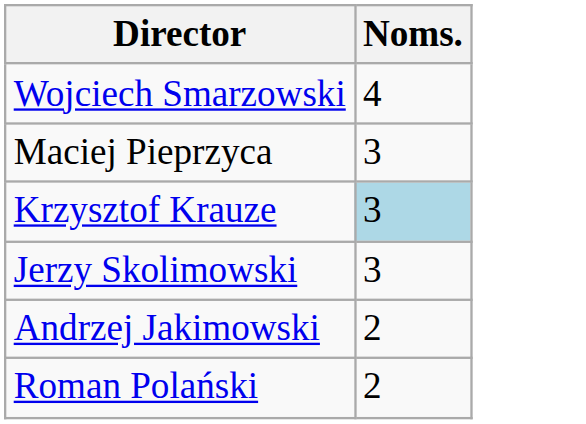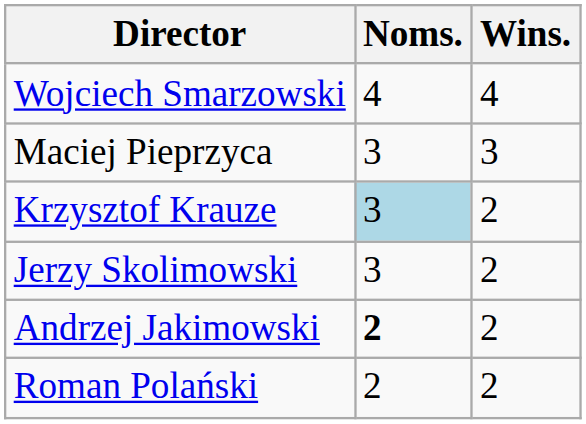+ column: (526, 33)
(372, 328) normal -> (372, 328) bold
